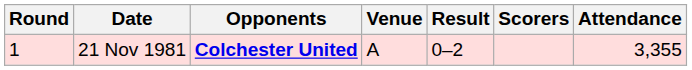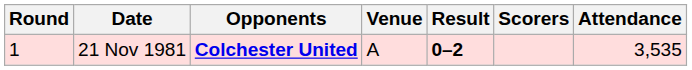(447, 49) normal -> (447, 49) bold
(658, 49) 3,355 -> (658, 49) 3,535
